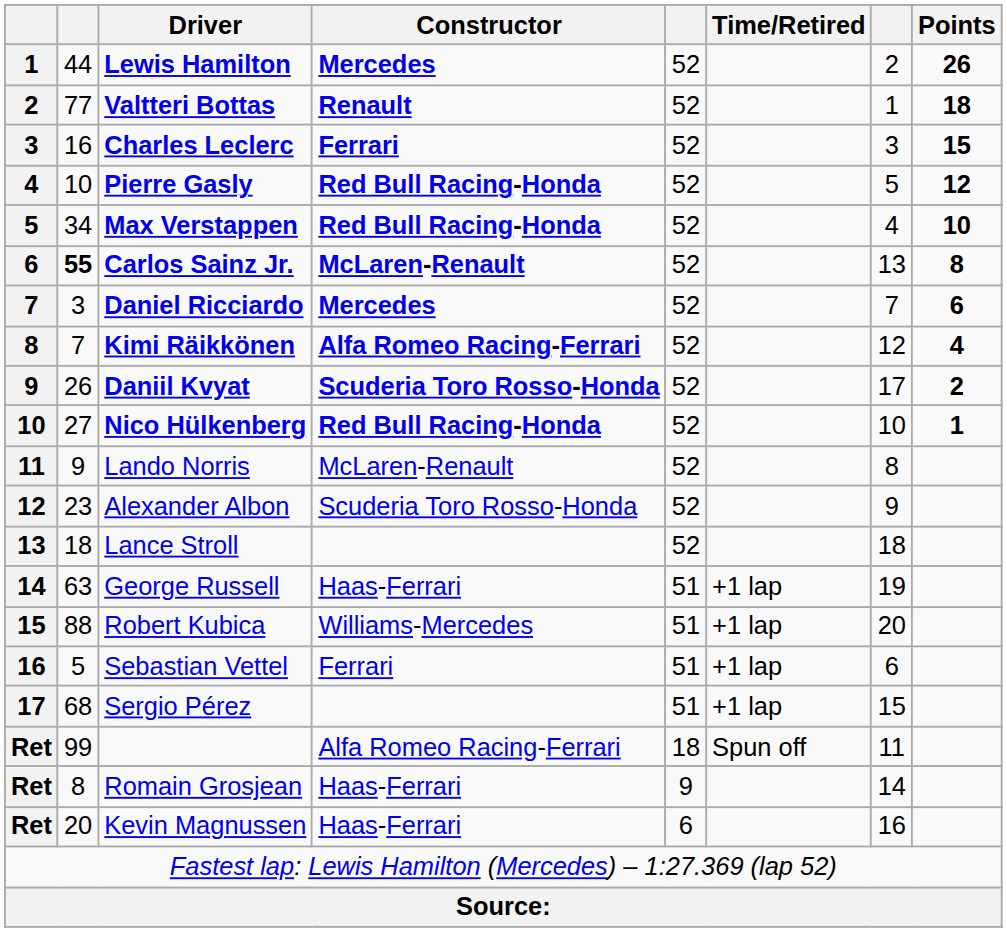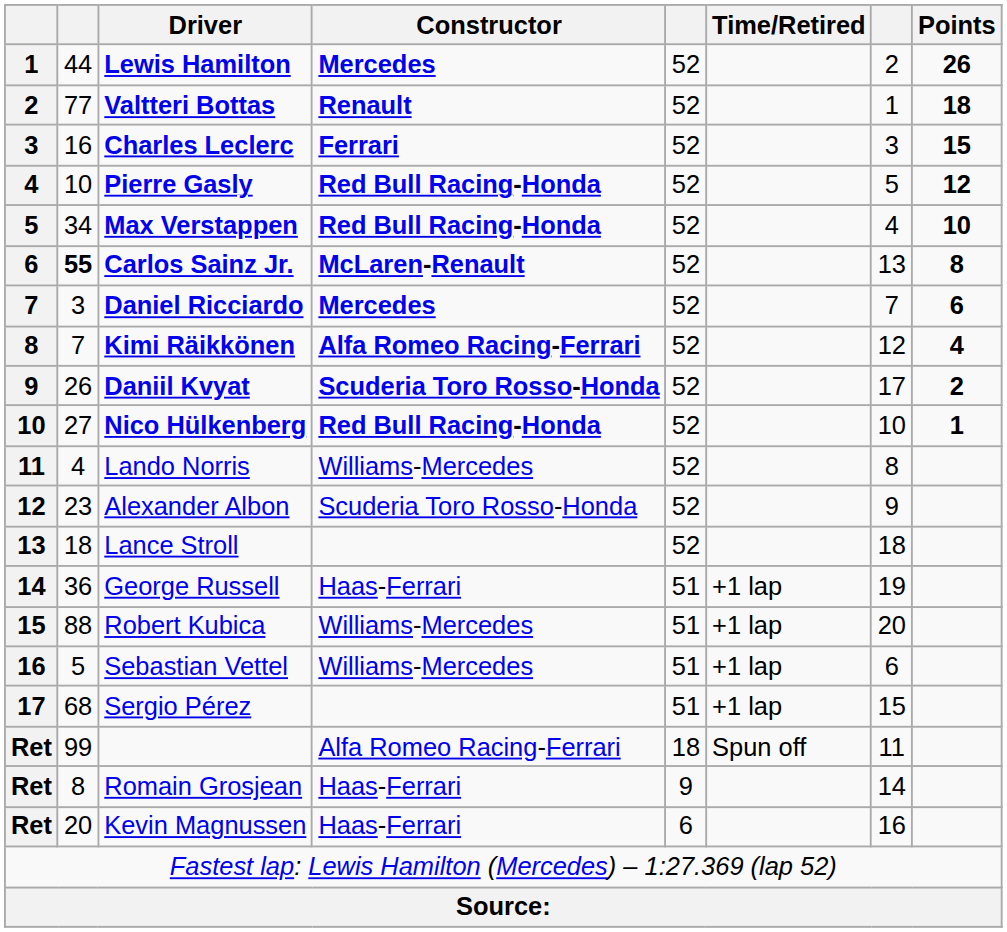(78, 466) 9 -> (78, 466) 4
(416, 466) McLaren-Renault -> (426, 466) Williams-Mercedes
(78, 586) 63 -> (78, 586) 36
(356, 666) Ferrari -> (426, 666) Williams-Mercedes
